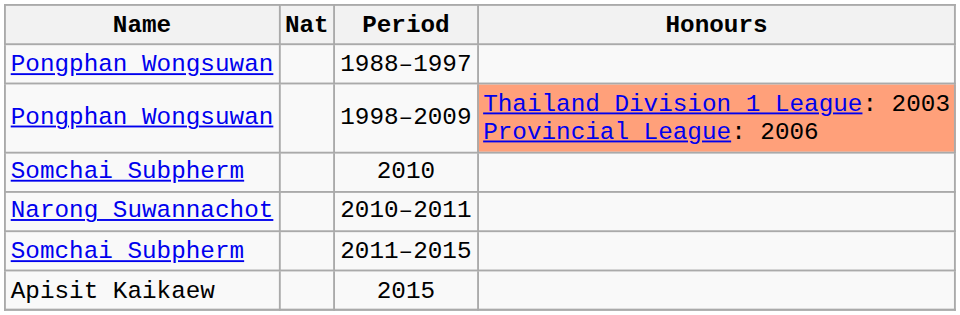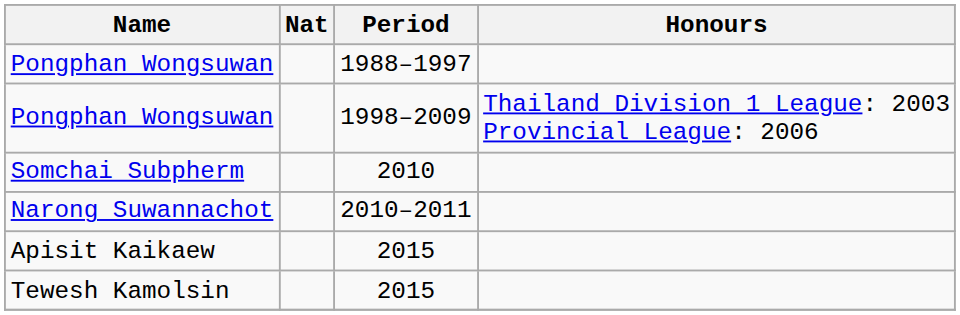(717, 118) lightsalmon background -> (717, 118) no background
- row: (127, 251)
+ row: (120, 291)
